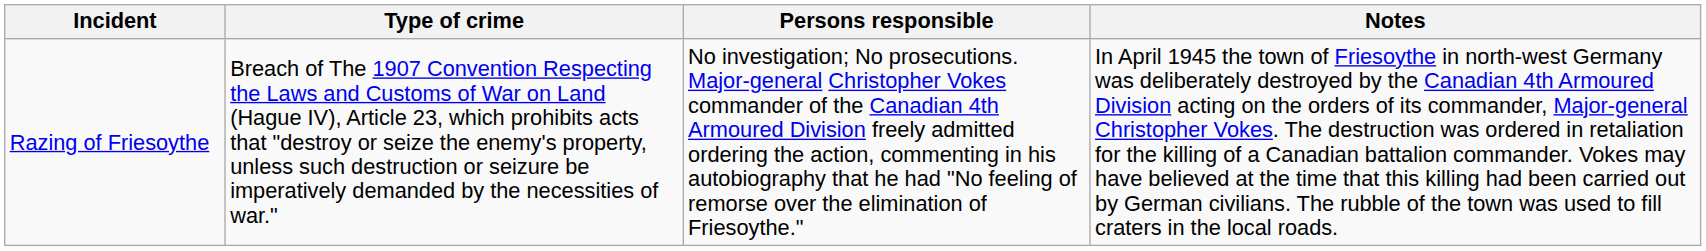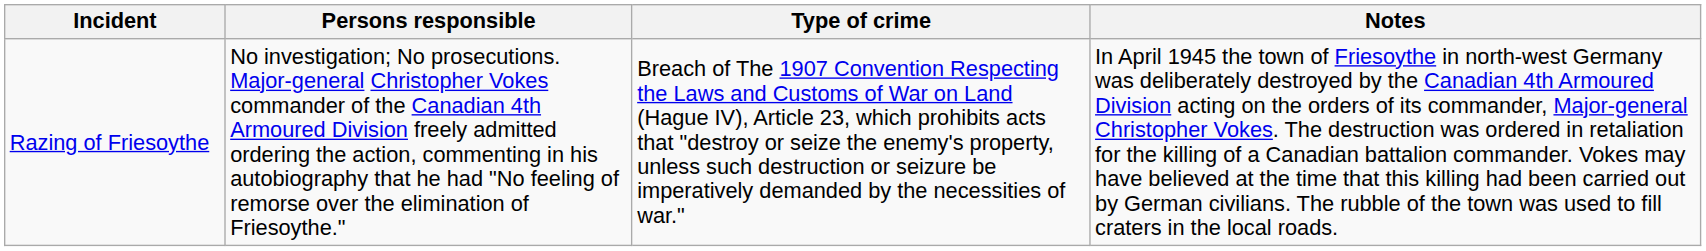columns swapped: (454, 21) <-> (887, 21)
